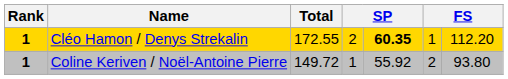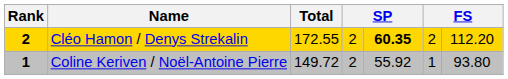(26, 39) 1 -> (26, 39) 2
(432, 39) 1 -> (432, 39) 2
(353, 62) 1 -> (353, 62) 2
(432, 62) 2 -> (432, 62) 1
